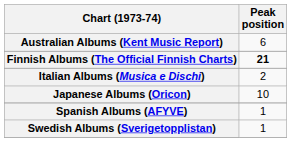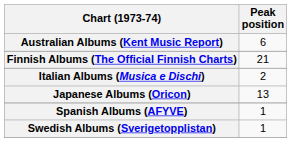(263, 59) bold -> (263, 59) normal
(263, 94) 10 -> (263, 94) 13
